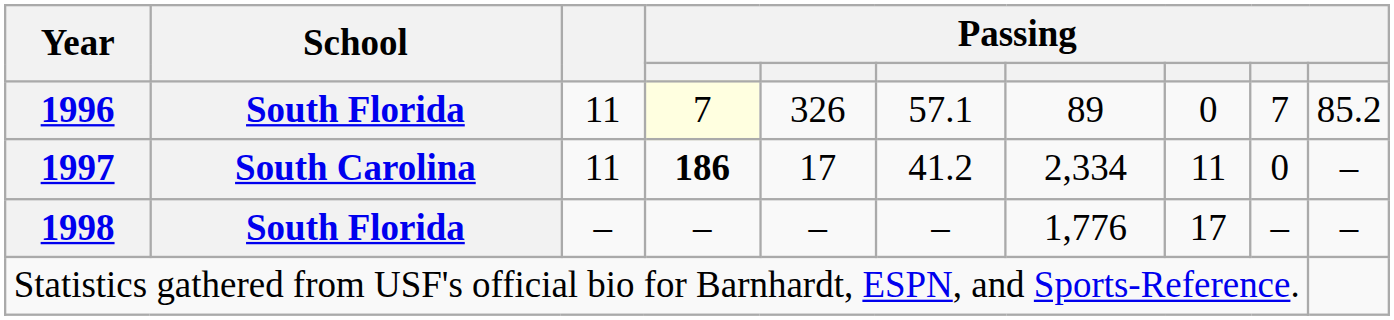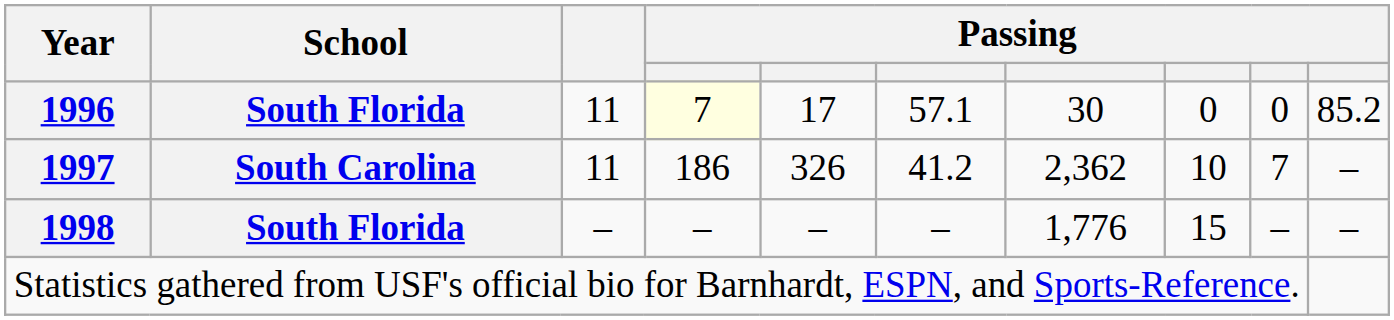(818, 109) 326 -> (818, 109) 17
(1086, 109) 89 -> (1086, 109) 30
(1280, 109) 7 -> (1280, 109) 0
(702, 168) bold -> (702, 168) normal
(818, 168) 17 -> (818, 168) 326
(1086, 168) 2,334 -> (1086, 168) 2,362
(1208, 168) 11 -> (1208, 168) 10
(1280, 168) 0 -> (1280, 168) 7
(1208, 226) 17 -> (1208, 226) 15
